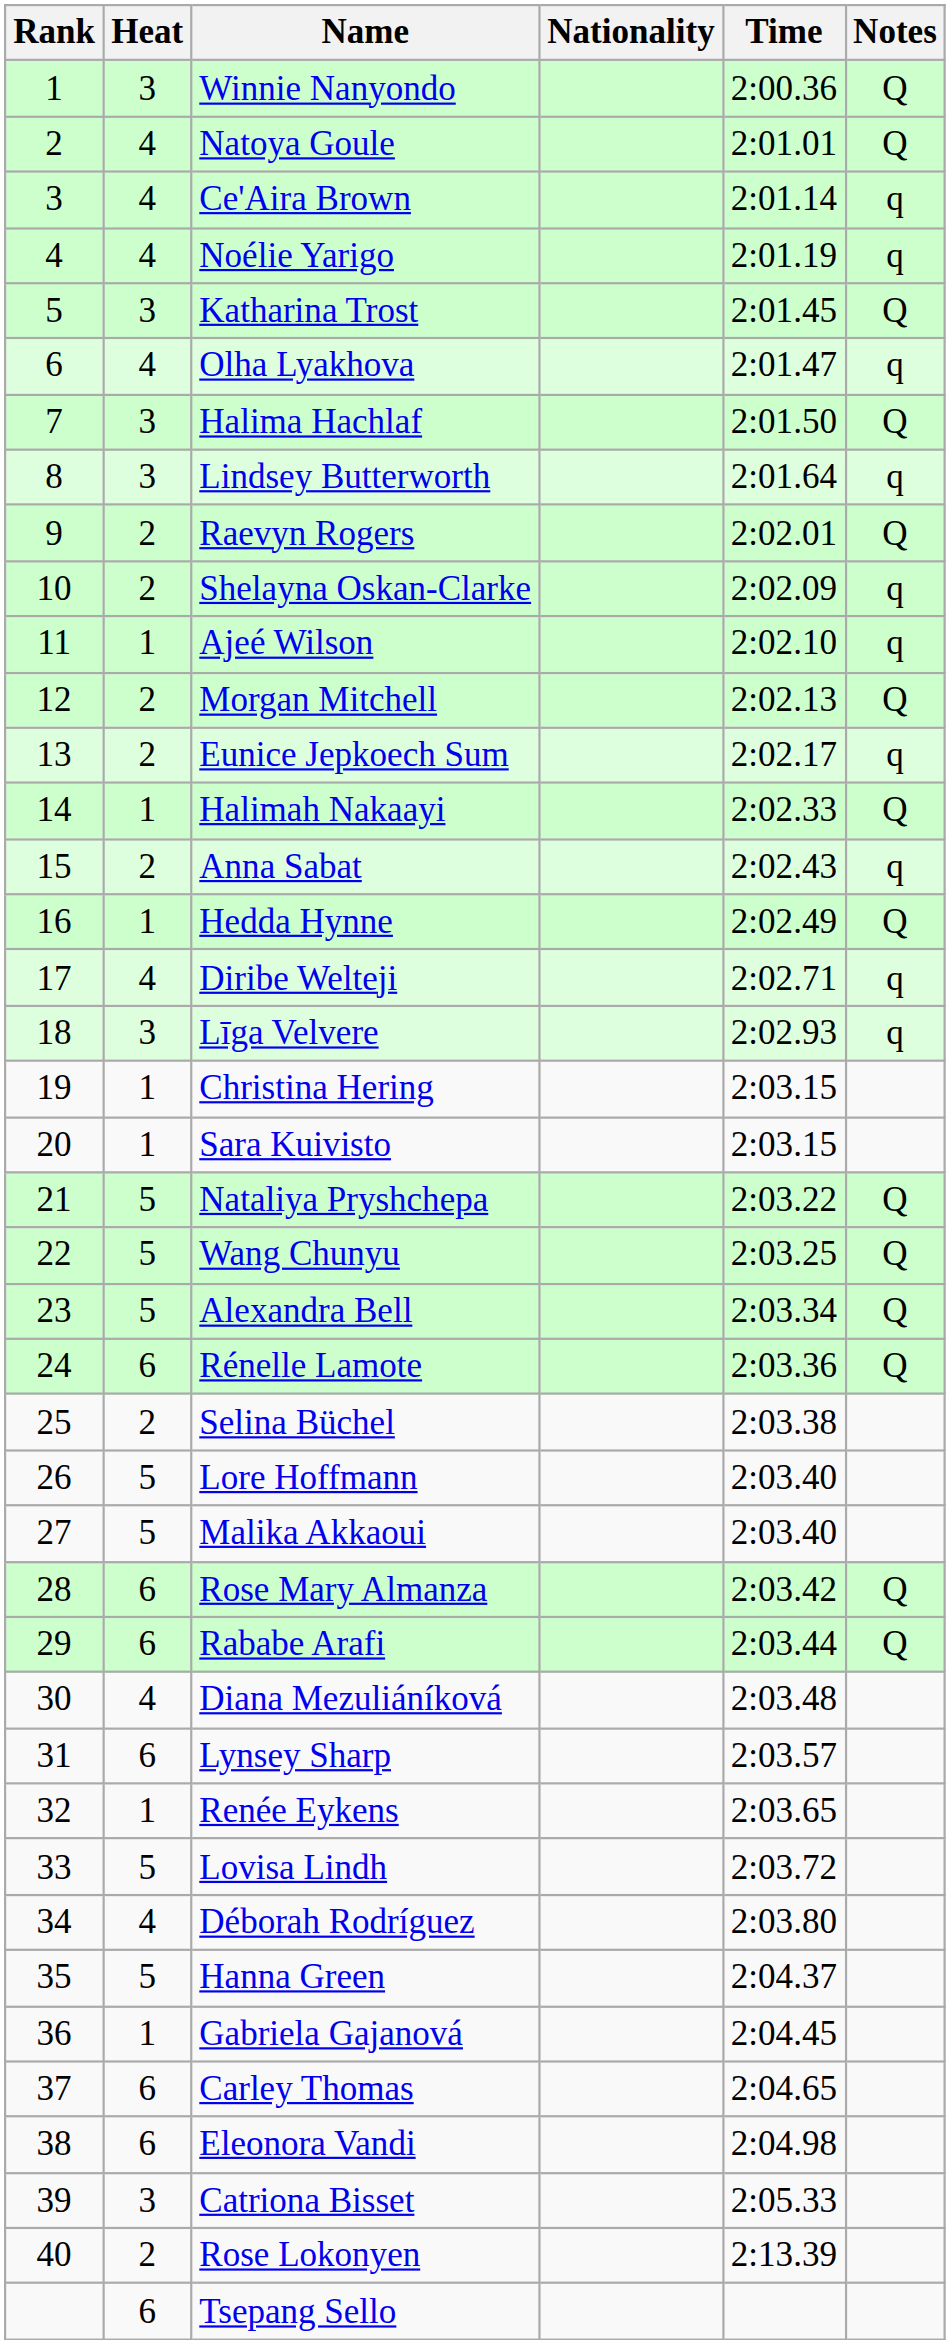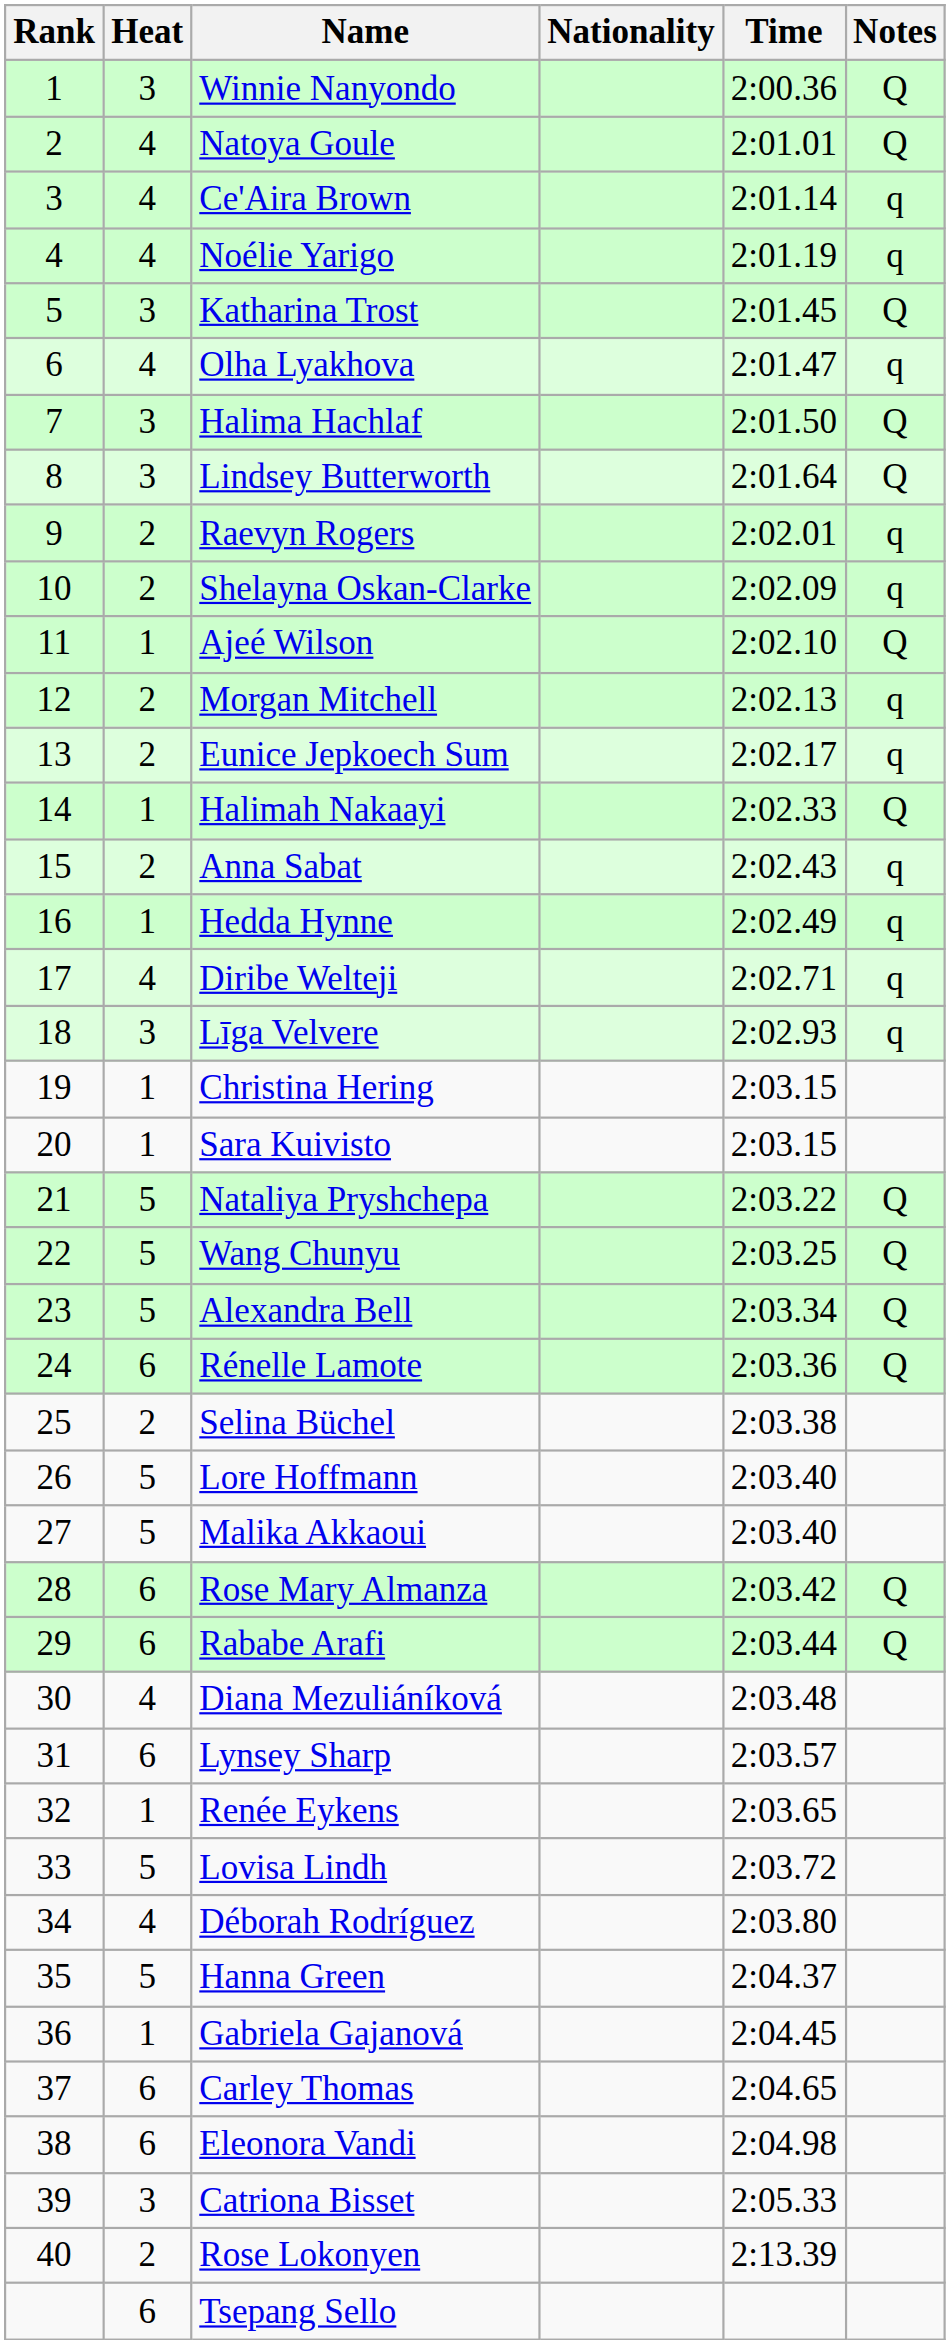(895, 476) q -> (895, 476) Q
(895, 532) Q -> (895, 532) q
(895, 643) q -> (895, 643) Q
(895, 699) Q -> (895, 699) q
(895, 921) Q -> (895, 921) q
